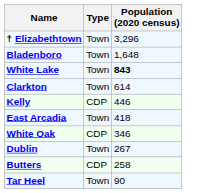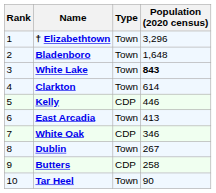+ column: (19, 17)
(122, 117) 418 -> (151, 117) 413
